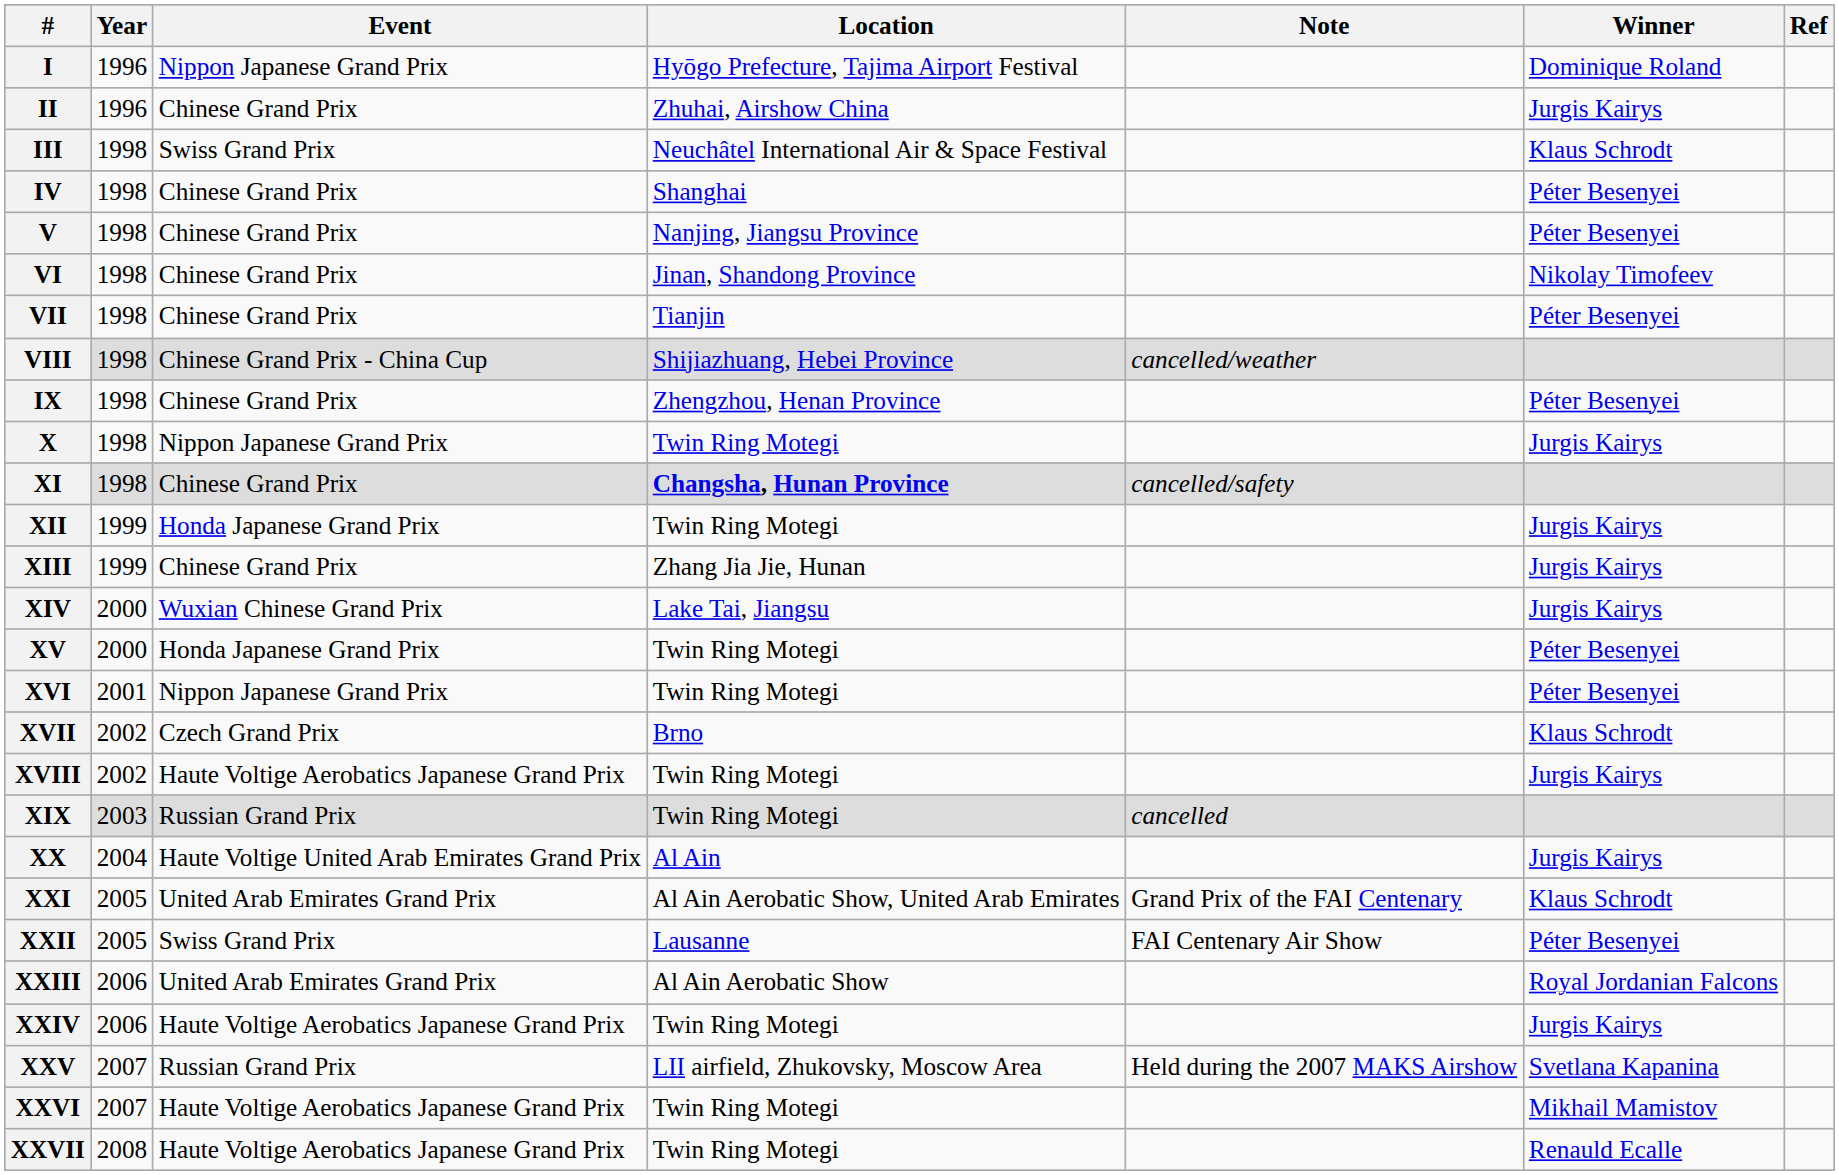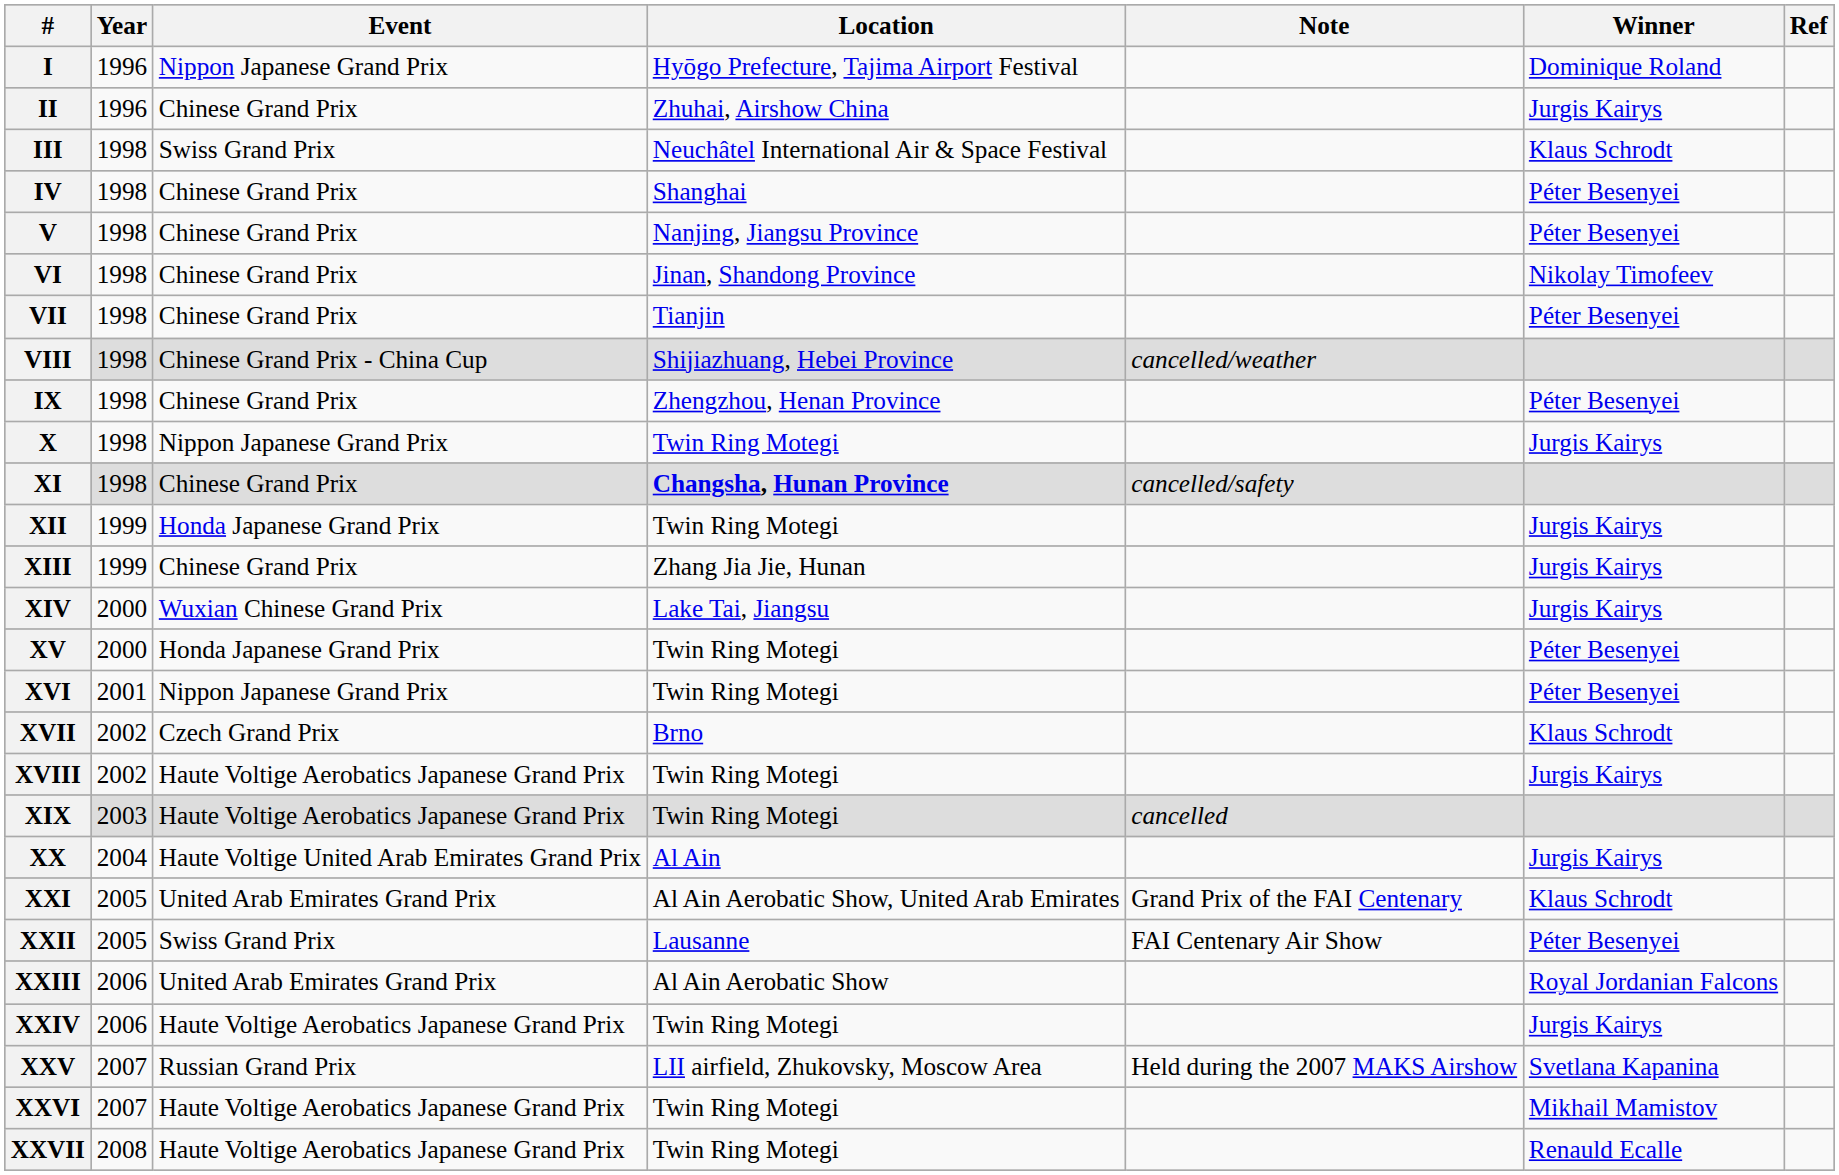(258, 815) Russian Grand Prix -> (392, 815) Haute Voltige Aerobatics Japanese Grand Prix
